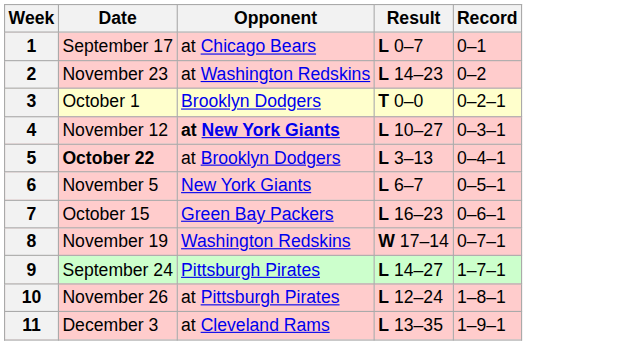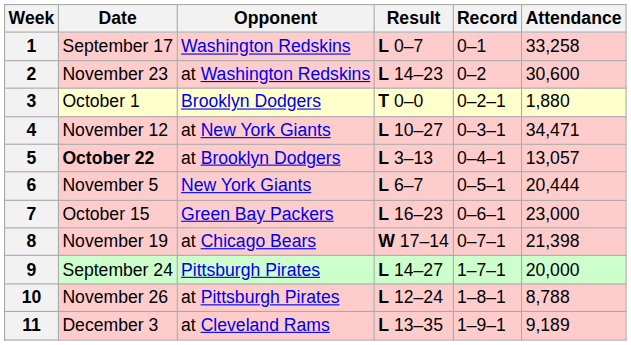+ column: (574, 18)
(249, 46) at Chicago Bears -> (266, 46) Washington Redskins
(260, 130) bold -> (256, 130) normal
(266, 241) Washington Redskins -> (249, 241) at Chicago Bears
